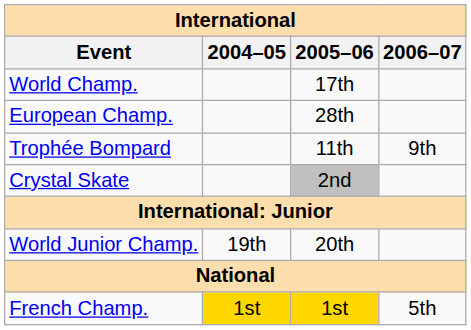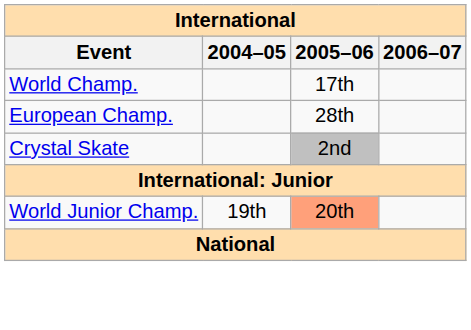- row: (90, 148)
(335, 244) no background -> (335, 212) lightsalmon background
- row: (79, 308)
